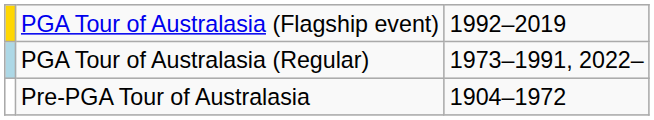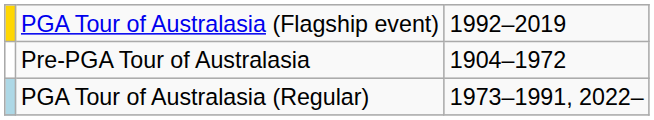rows swapped: (195, 60) <-> (165, 97)
